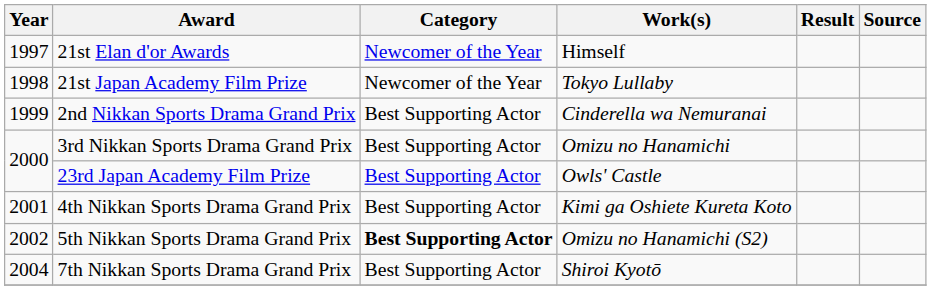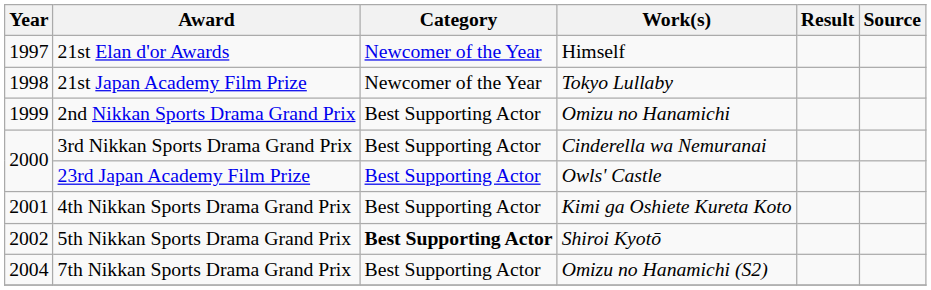(664, 113) Cinderella wa Nemuranai -> (646, 113) Omizu no Hanamichi
(646, 144) Omizu no Hanamichi -> (664, 144) Cinderella wa Nemuranai
(665, 238) Omizu no Hanamichi (S2) -> (611, 238) Shiroi Kyotō
(611, 269) Shiroi Kyotō -> (665, 269) Omizu no Hanamichi (S2)
